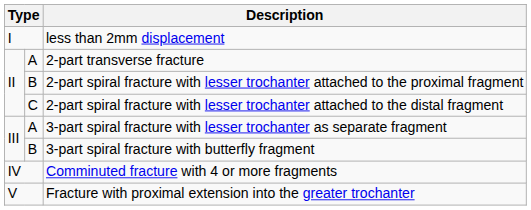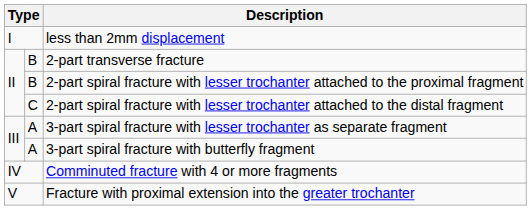(32, 60) A -> (32, 60) B
(32, 149) B -> (32, 149) A
